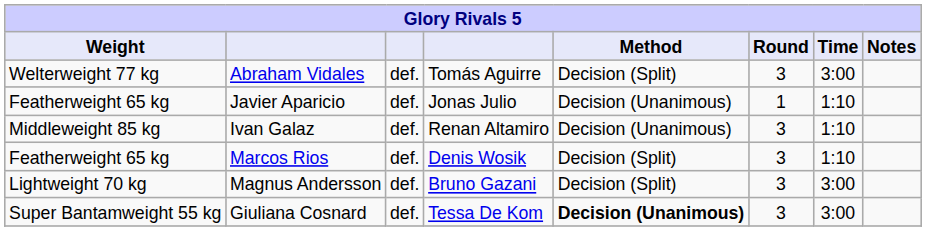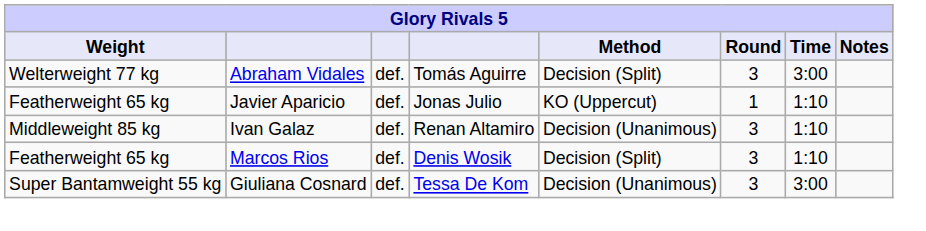(645, 102) Decision (Unanimous) -> (600, 102) KO (Uppercut)
- row: (306, 184)
(651, 212) bold -> (630, 184) normal
